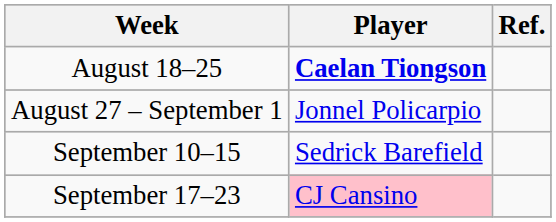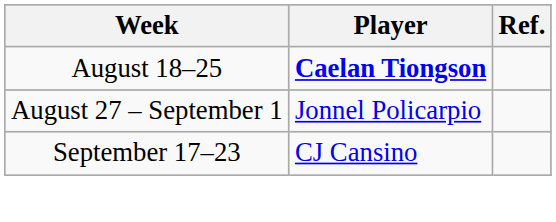- row: (147, 152)
(356, 195) pink background -> (356, 152) no background
